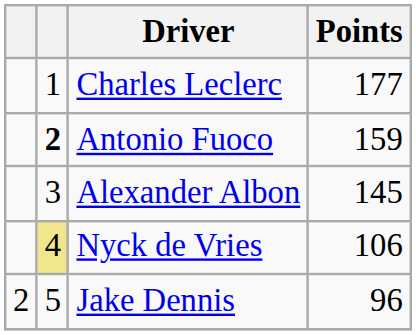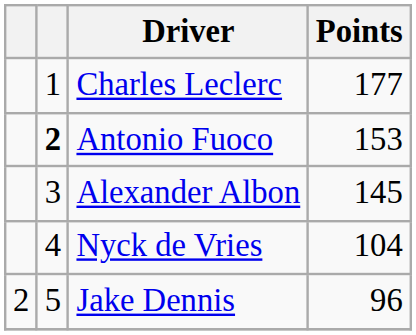(378, 138) 159 -> (378, 138) 153
(53, 246) khaki background -> (53, 246) no background
(378, 246) 106 -> (378, 246) 104
